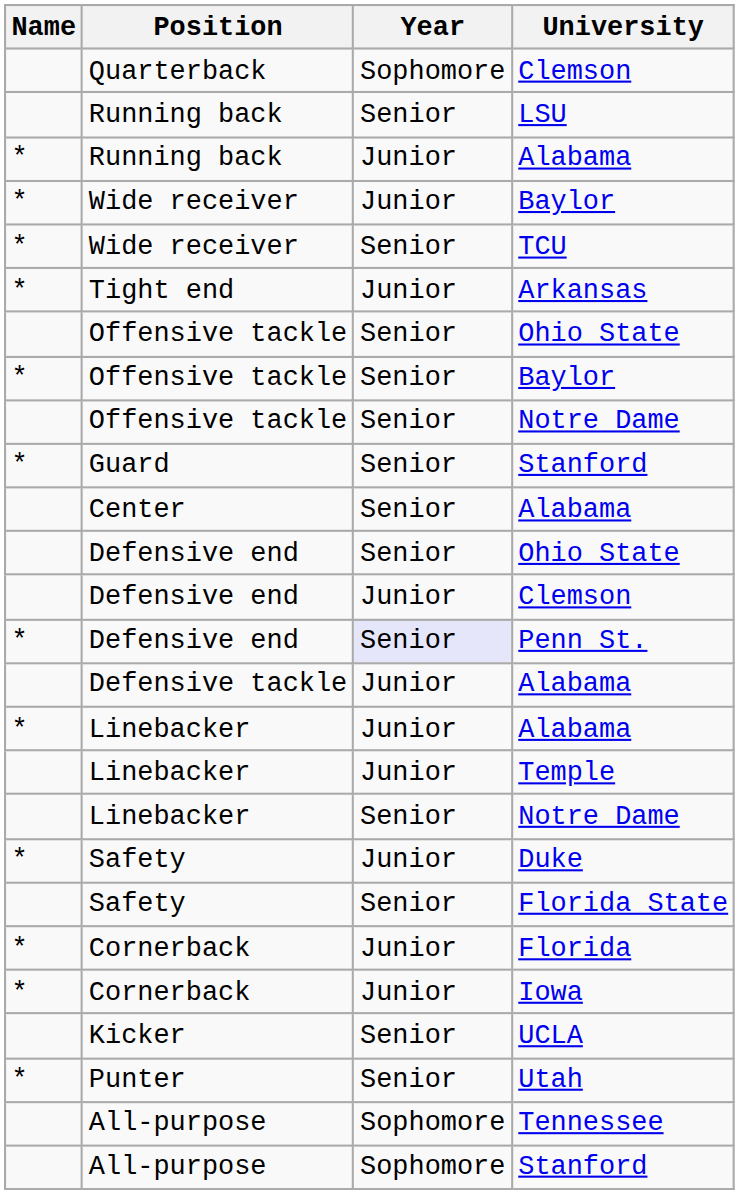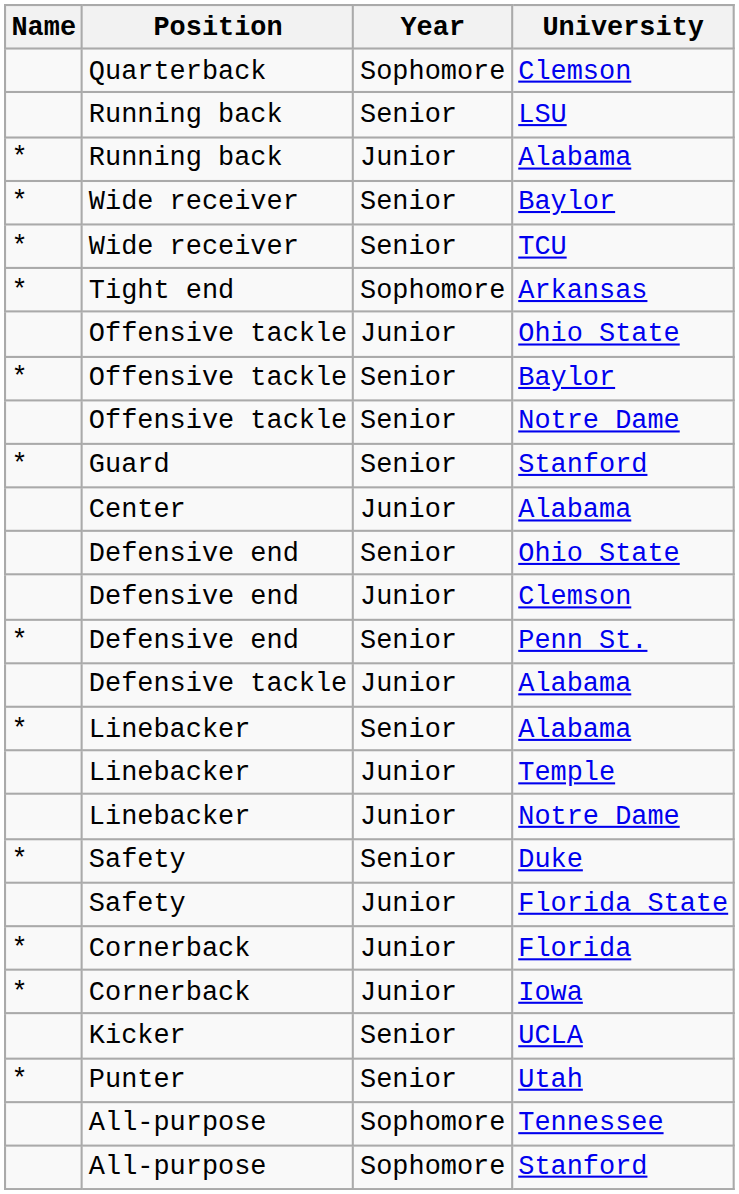(409, 202) Junior -> (409, 202) Senior
(409, 290) Junior -> (433, 290) Sophomore
(409, 334) Senior -> (409, 334) Junior
(409, 509) Senior -> (409, 509) Junior
(409, 641) lavender background -> (409, 641) no background
(409, 729) Junior -> (409, 729) Senior
(409, 816) Senior -> (409, 816) Junior
(409, 860) Junior -> (409, 860) Senior
(409, 904) Senior -> (409, 904) Junior
